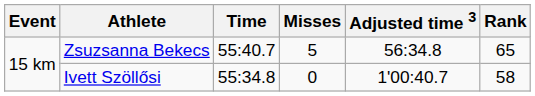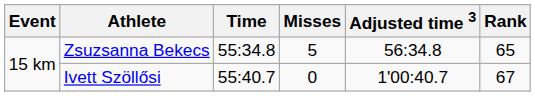(247, 50) 55:40.7 -> (247, 50) 55:34.8
(247, 78) 55:34.8 -> (247, 78) 55:40.7
(505, 78) 58 -> (505, 78) 67
